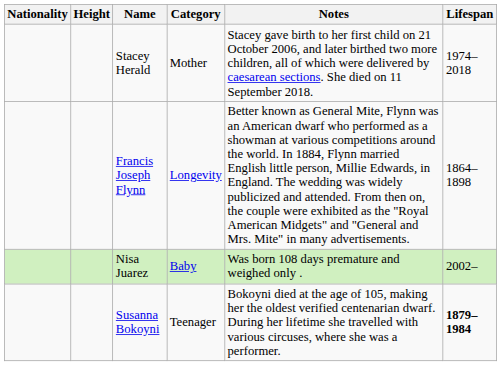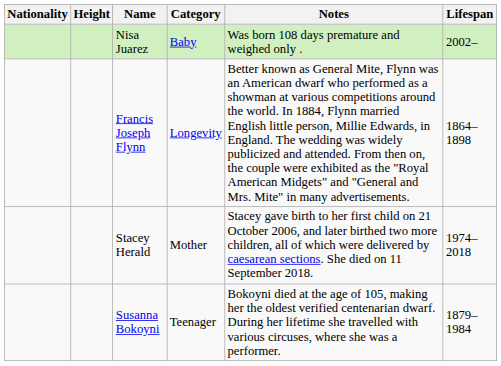rows swapped: (132, 266) <-> (133, 63)
(462, 322) bold -> (462, 322) normal
